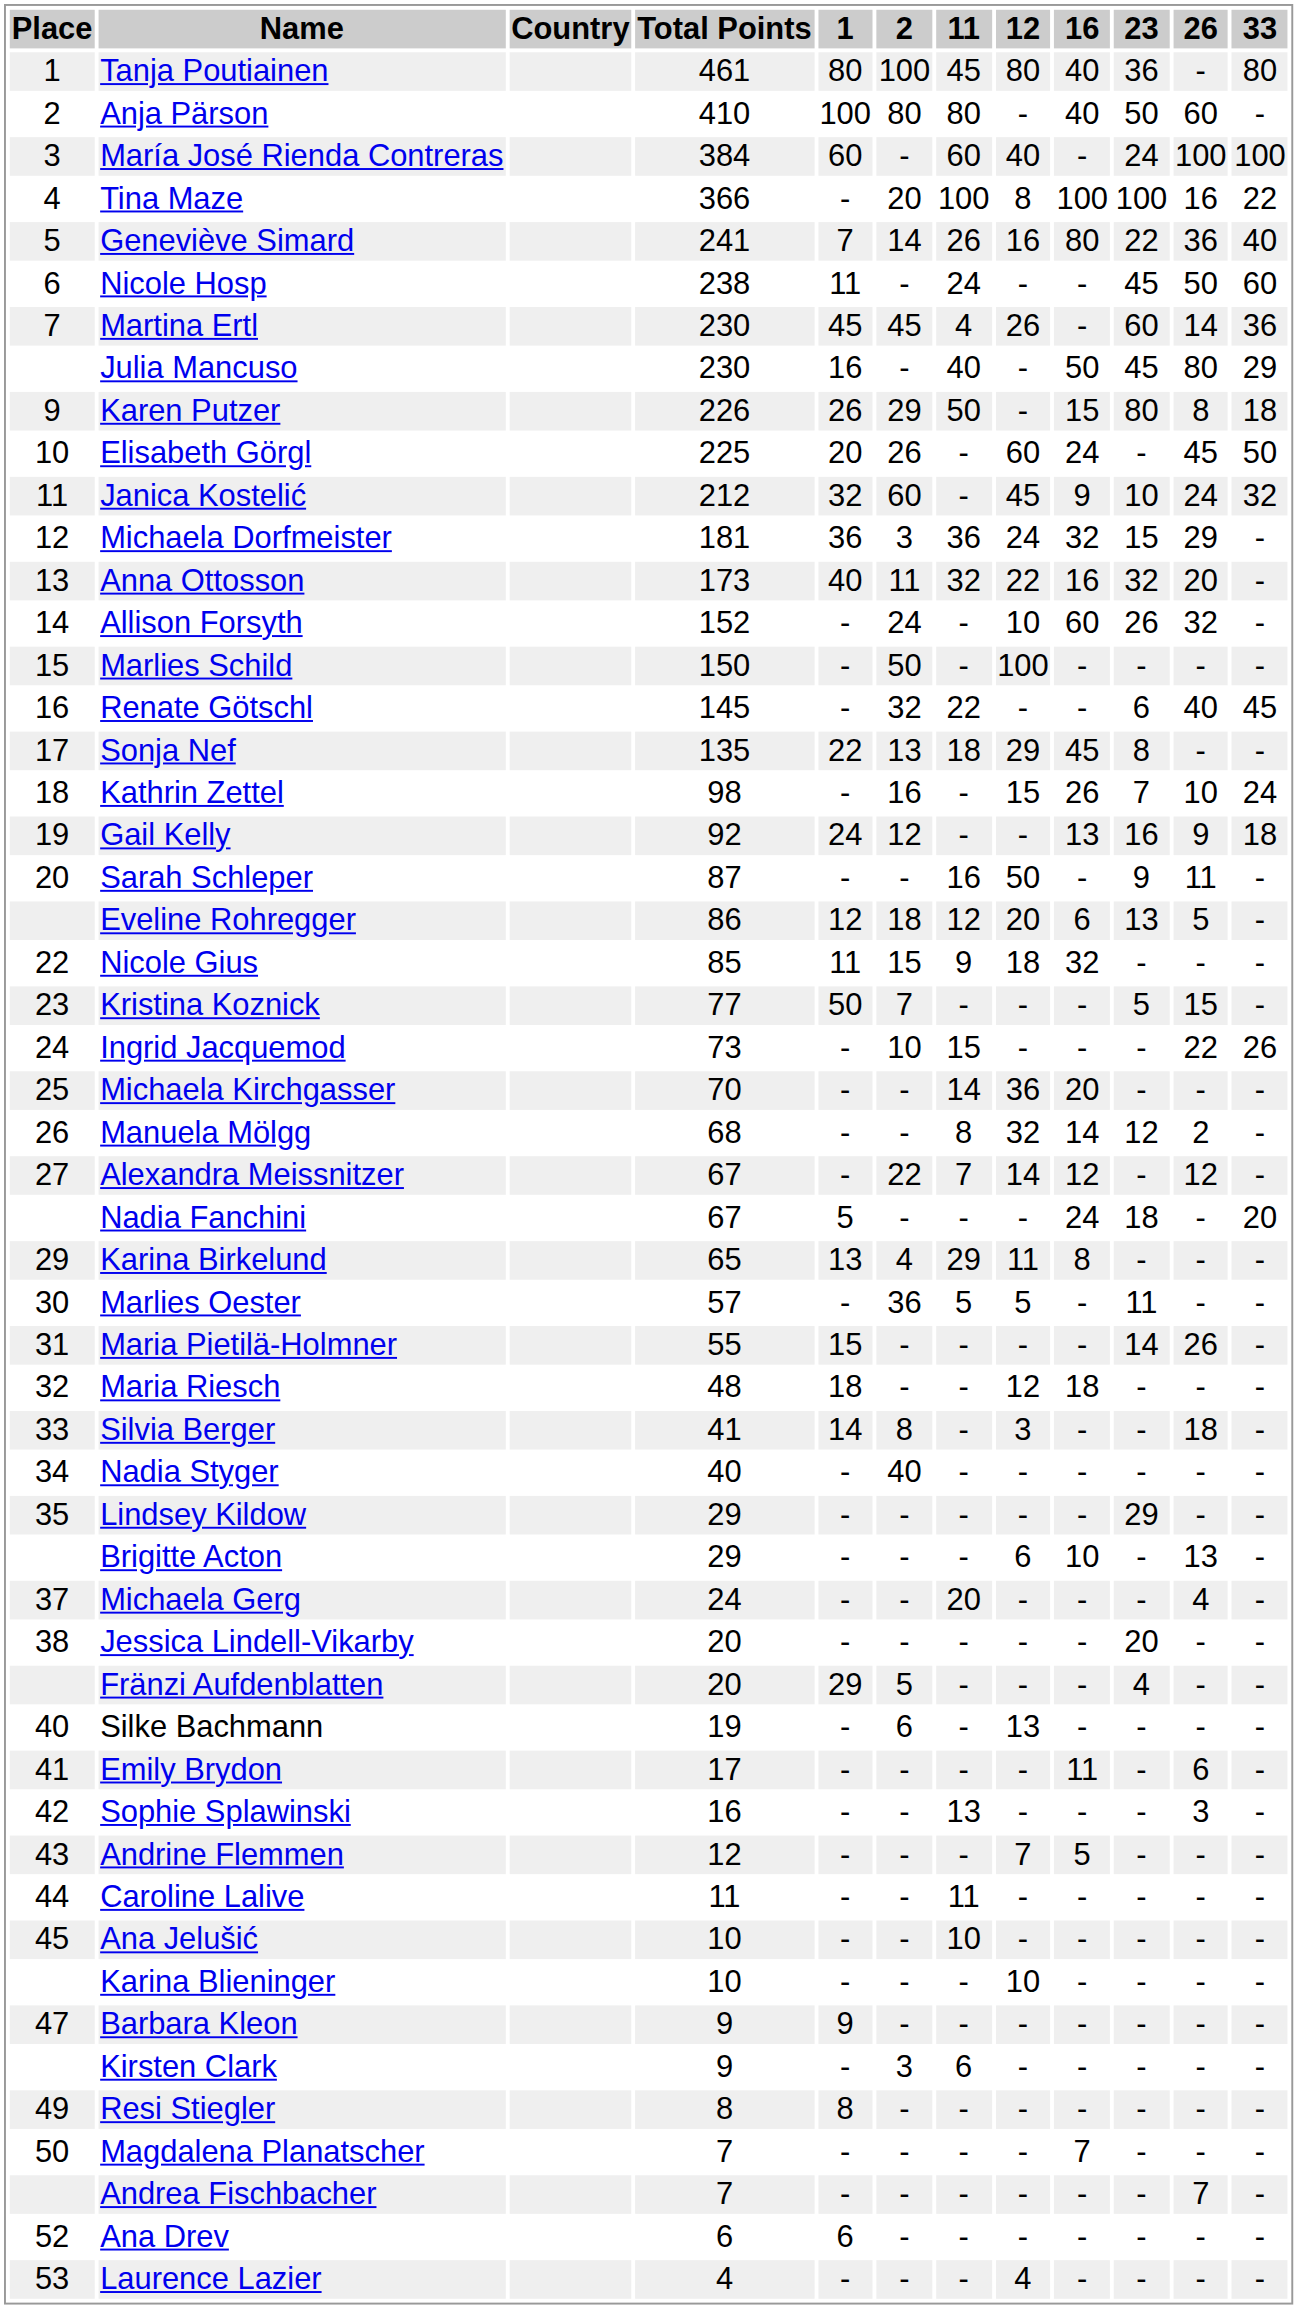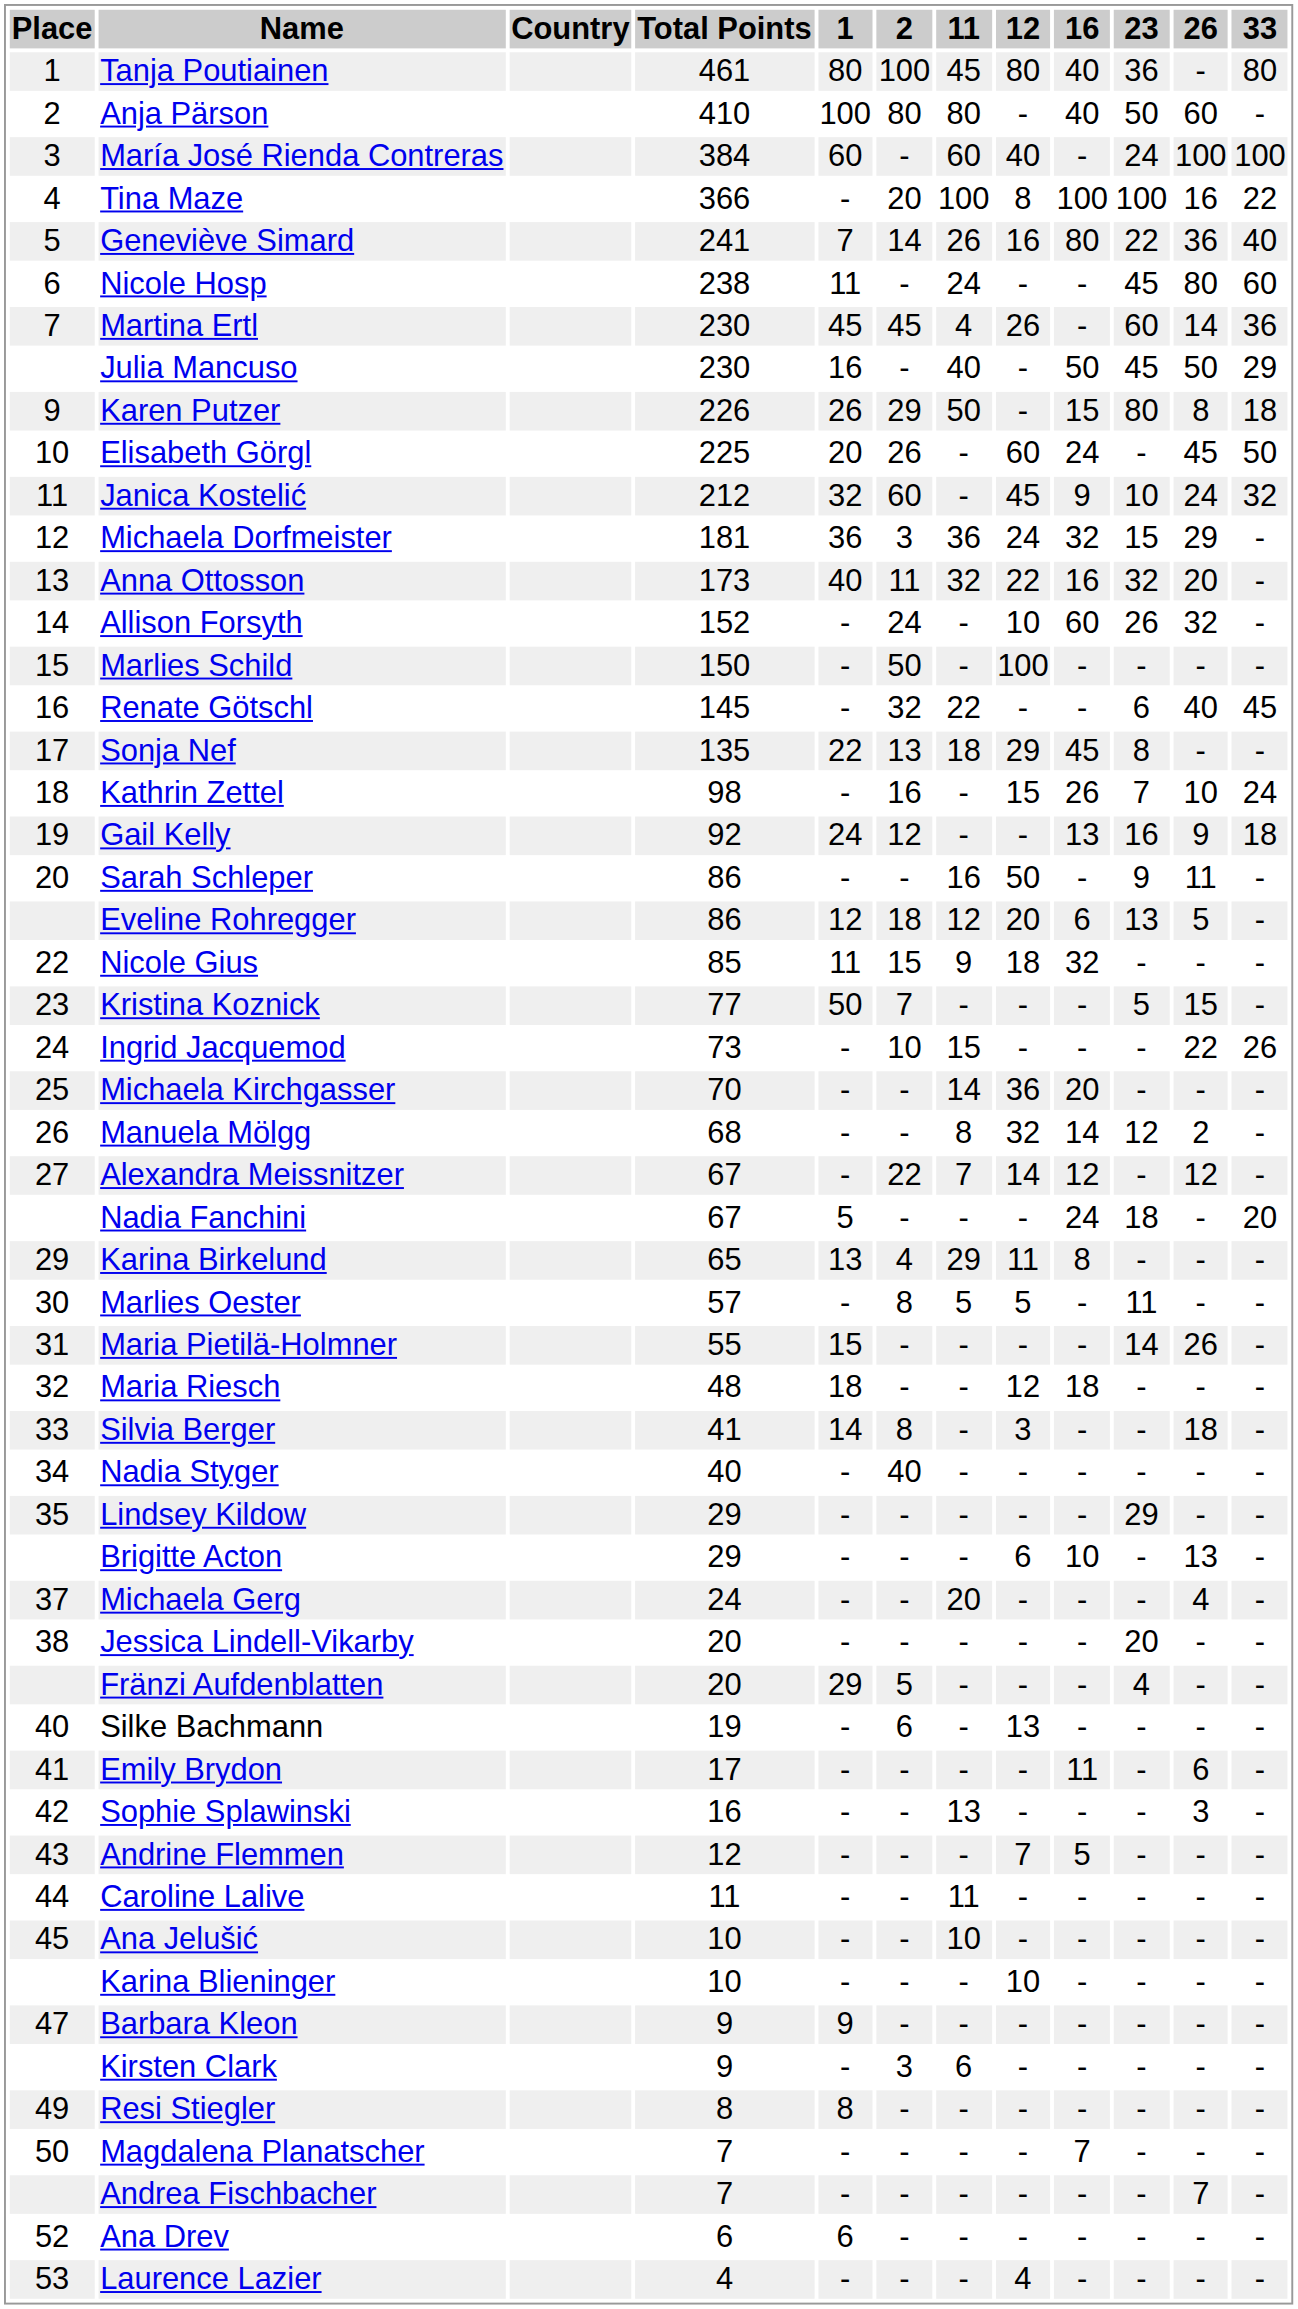(1201, 283) 50 -> (1201, 283) 80
(1201, 368) 80 -> (1201, 368) 50
(724, 877) 87 -> (724, 877) 86
(904, 1302) 36 -> (904, 1302) 8
